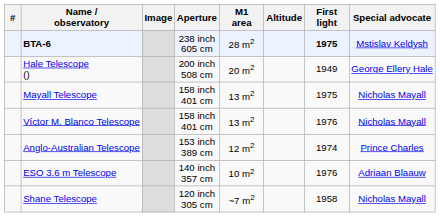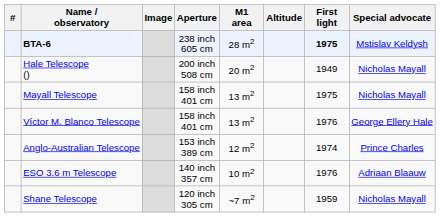(392, 70) George Ellery Hale -> (392, 70) Nicholas Mayall
(392, 122) Nicholas Mayall -> (392, 122) George Ellery Hale
(327, 199) 1958 -> (327, 199) 1959
